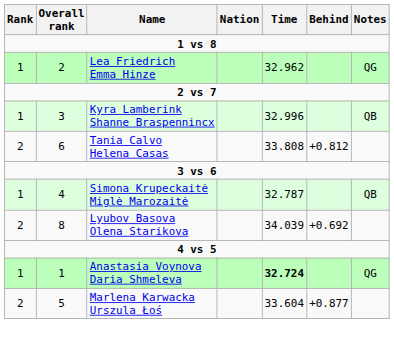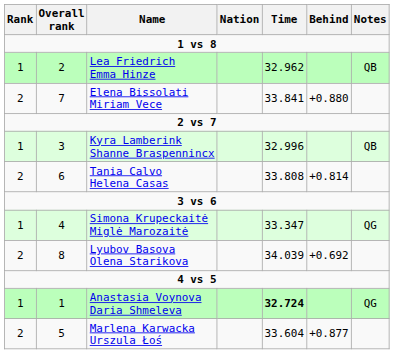(370, 68) QG -> (370, 68) QB
+ row: (139, 98)
(329, 146) +0.812 -> (329, 177) +0.814
(284, 195) 32.787 -> (284, 225) 33.347
(370, 195) QB -> (370, 225) QG
